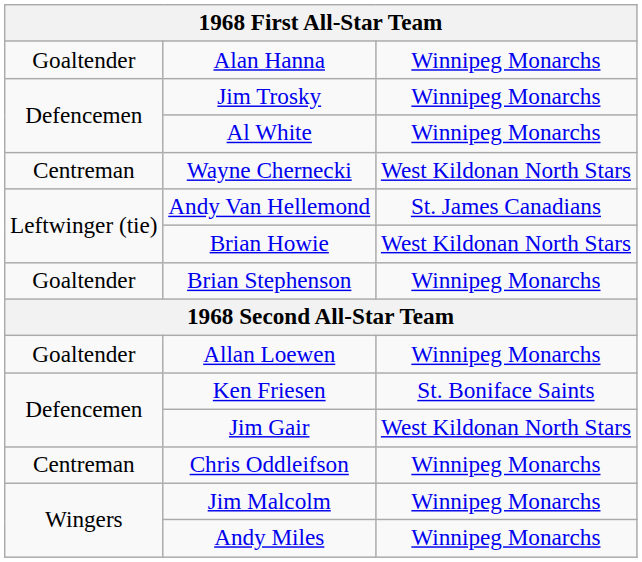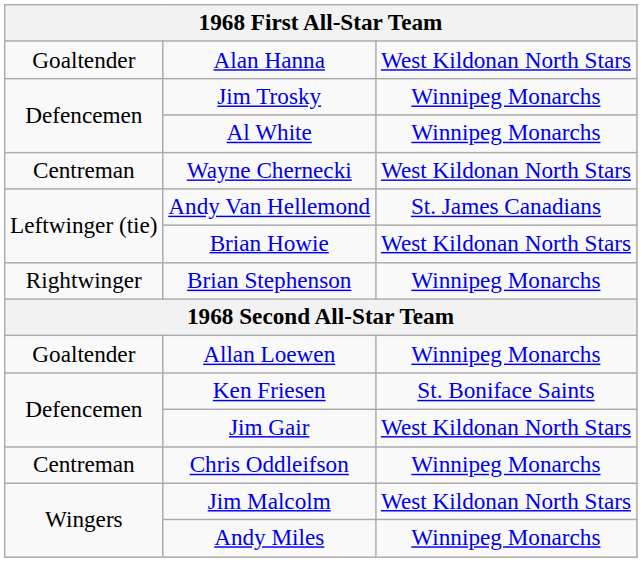(506, 59) Winnipeg Monarchs -> (506, 59) West Kildonan North Stars
(84, 280) Goaltender -> (84, 280) Rightwinger
(506, 501) Winnipeg Monarchs -> (506, 501) West Kildonan North Stars
